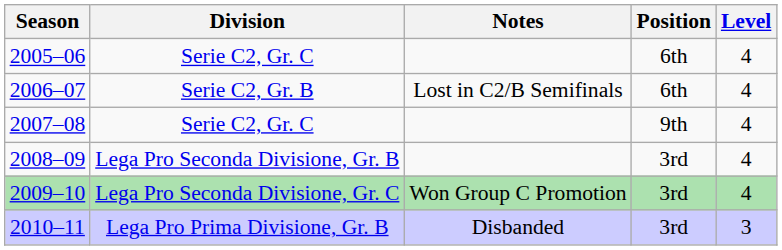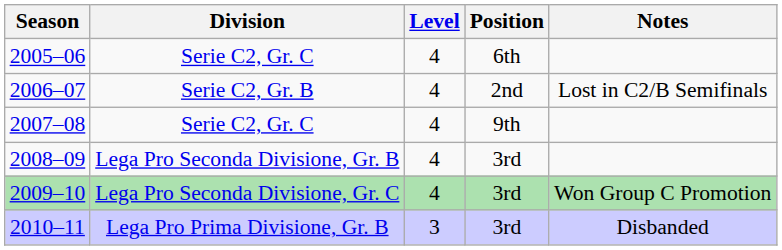columns swapped: (746, 21) <-> (518, 21)
(674, 90) 6th -> (507, 90) 2nd
